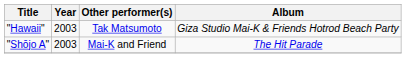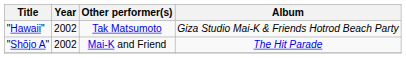(65, 28) 2003 -> (65, 28) 2002
(65, 45) 2003 -> (65, 45) 2002
